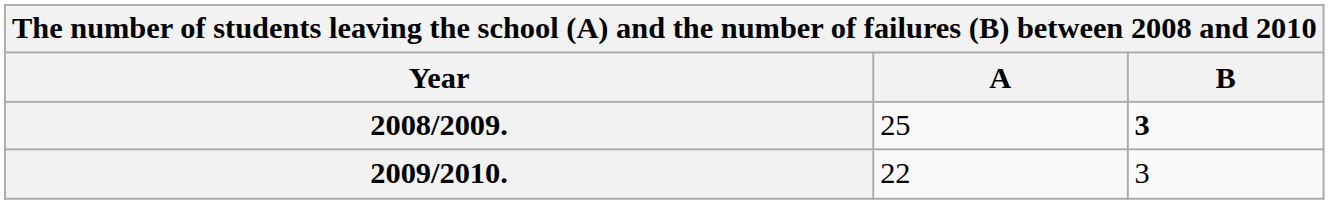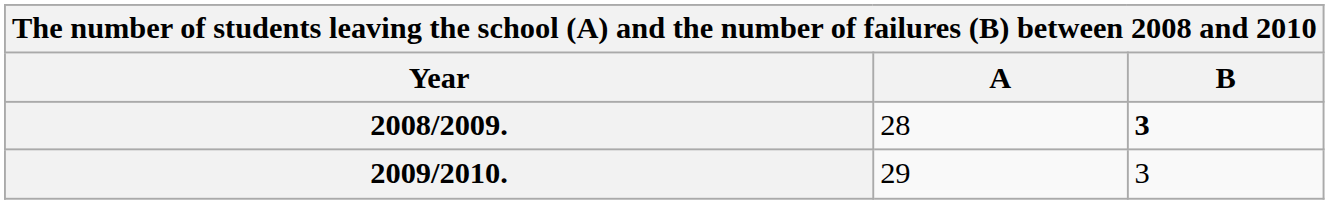(895, 125) 25 -> (895, 125) 28
(895, 173) 22 -> (895, 173) 29
